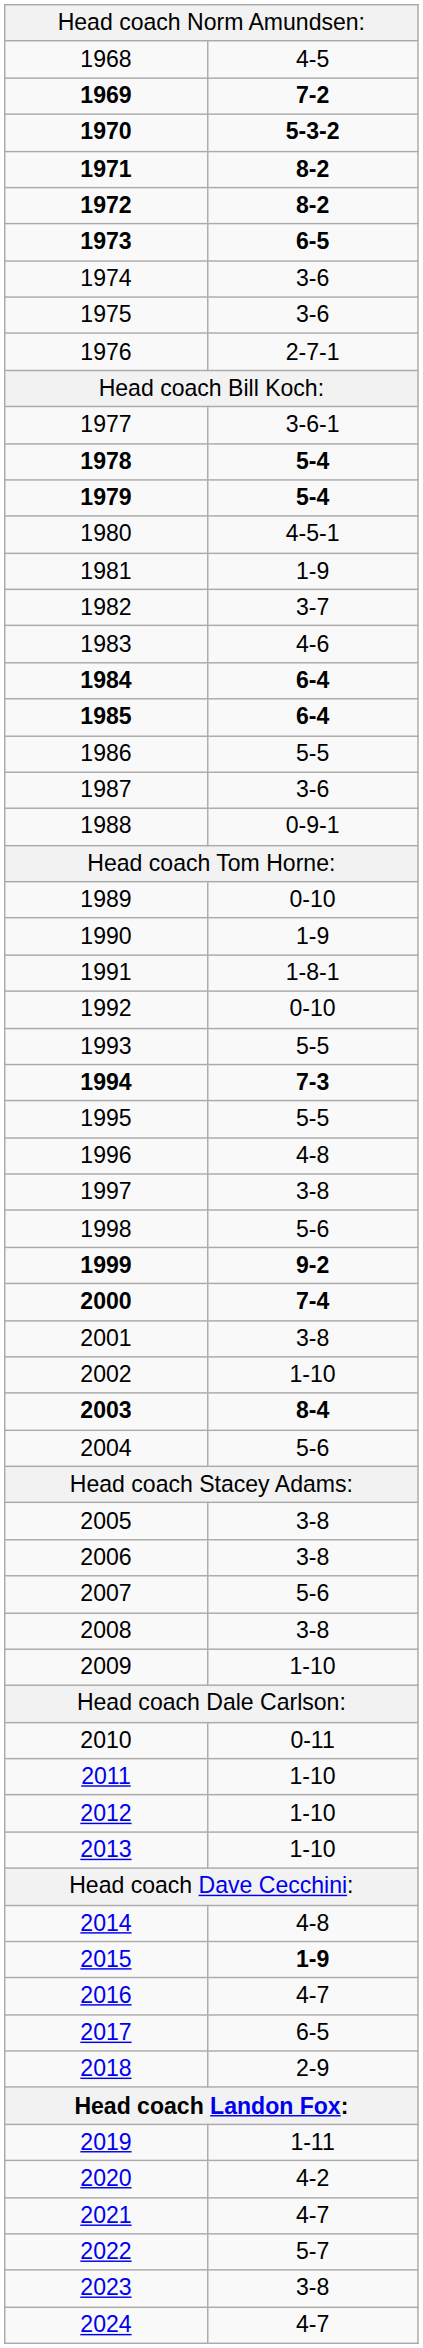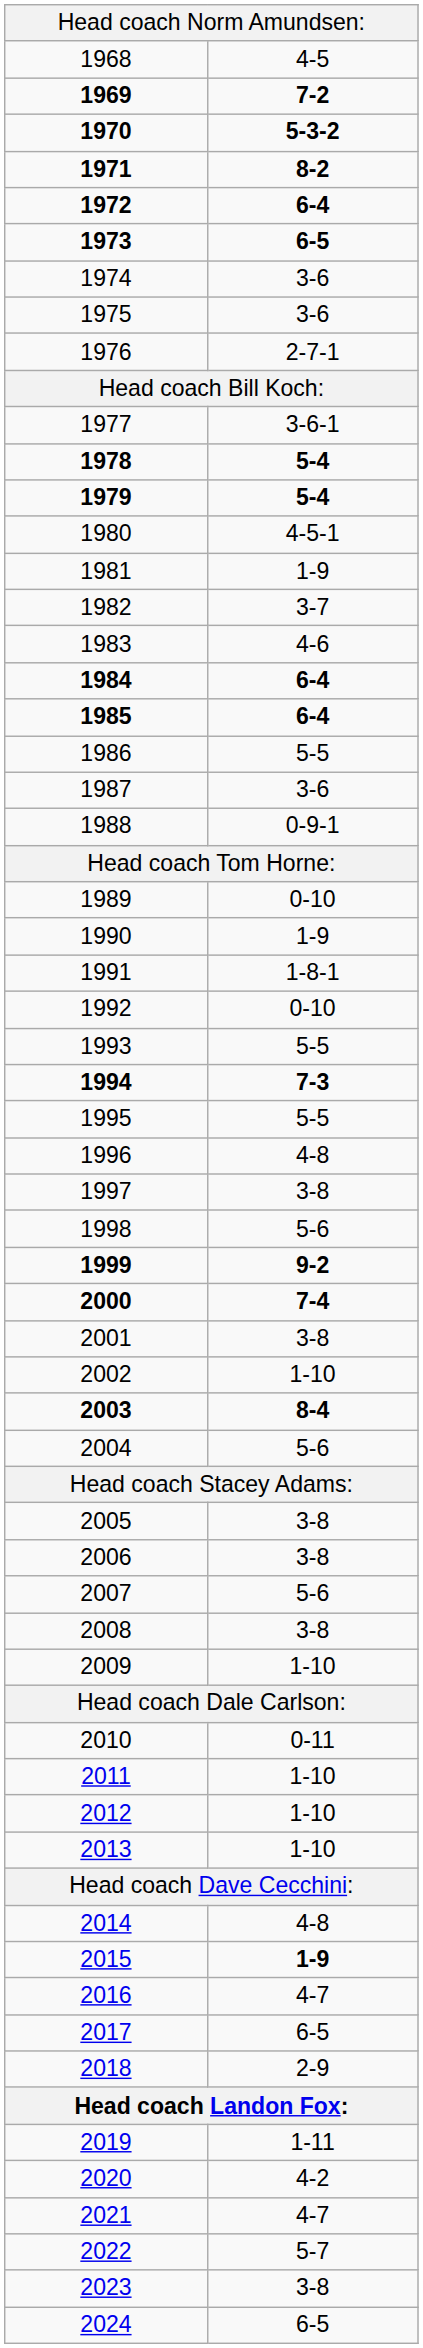(313, 205) 8-2 -> (313, 205) 6-4
(313, 2324) 4-7 -> (313, 2324) 6-5
